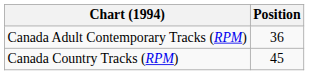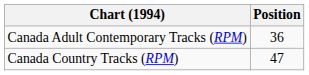(277, 59) 45 -> (277, 59) 47
